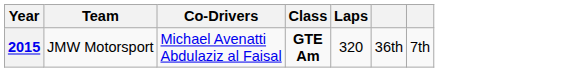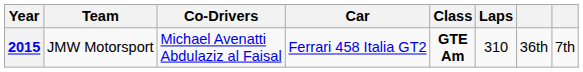+ column: (358, 16)
(351, 47) 320 -> (496, 47) 310
